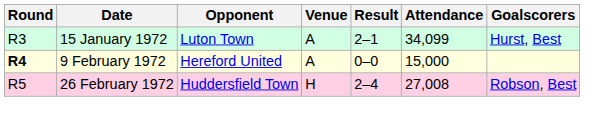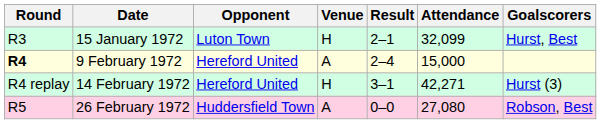(310, 38) A -> (326, 38) H
(427, 38) 34,099 -> (443, 38) 32,099
(366, 61) 0–0 -> (382, 61) 2–4
+ row: (133, 84)
(310, 84) H -> (326, 107) A
(366, 84) 2–4 -> (382, 107) 0–0
(427, 84) 27,008 -> (443, 107) 27,080
